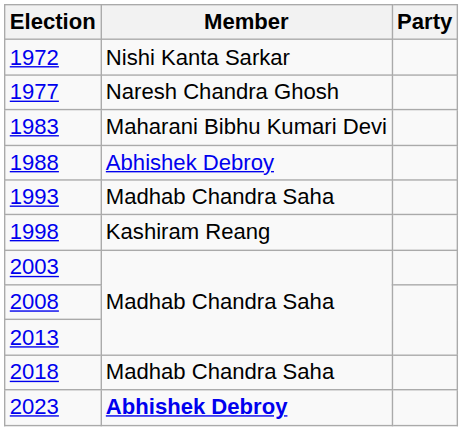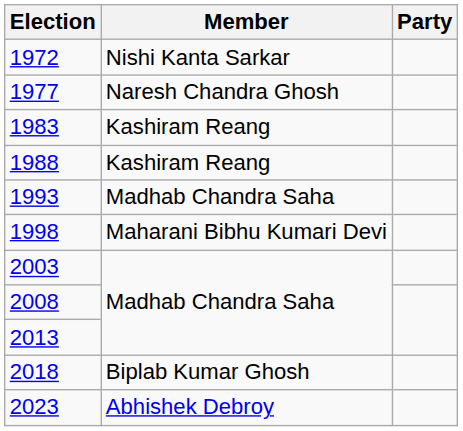(246, 127) Maharani Bibhu Kumari Devi -> (188, 127) Kashiram Reang
(190, 162) Abhishek Debroy -> (188, 162) Kashiram Reang
(188, 232) Kashiram Reang -> (246, 232) Maharani Bibhu Kumari Devi
(220, 372) Madhab Chandra Saha -> (208, 372) Biplab Kumar Ghosh
(197, 407) bold -> (190, 407) normal
